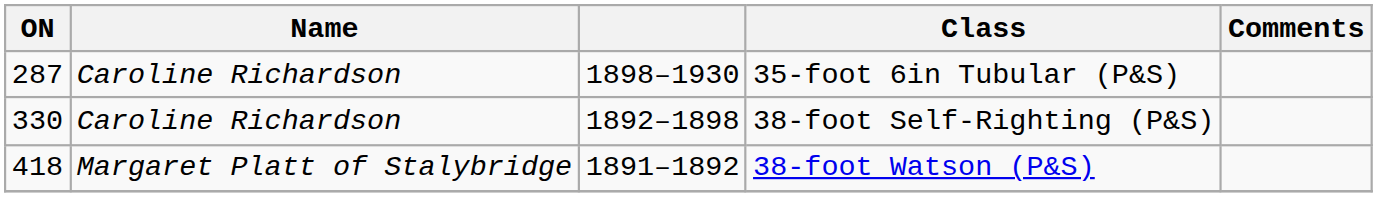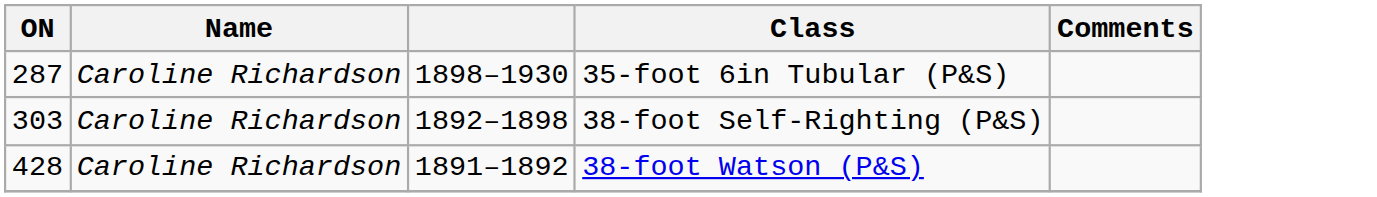(38, 121) 330 -> (38, 121) 303
(38, 167) 418 -> (38, 167) 428
(324, 167) Margaret Platt of Stalybridge -> (239, 167) Caroline Richardson
